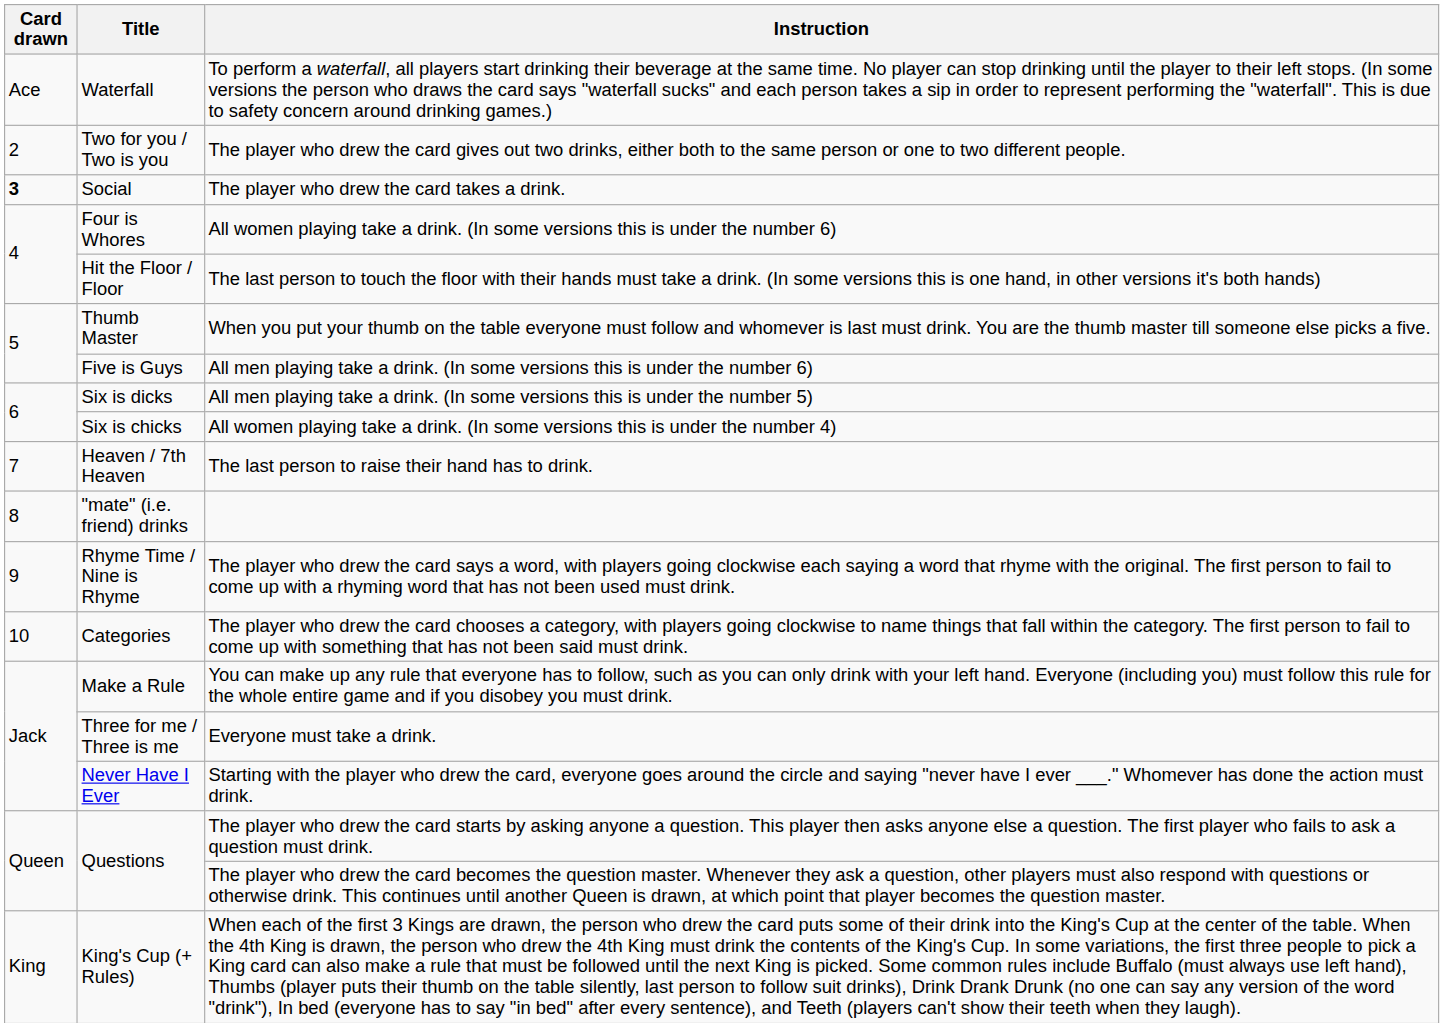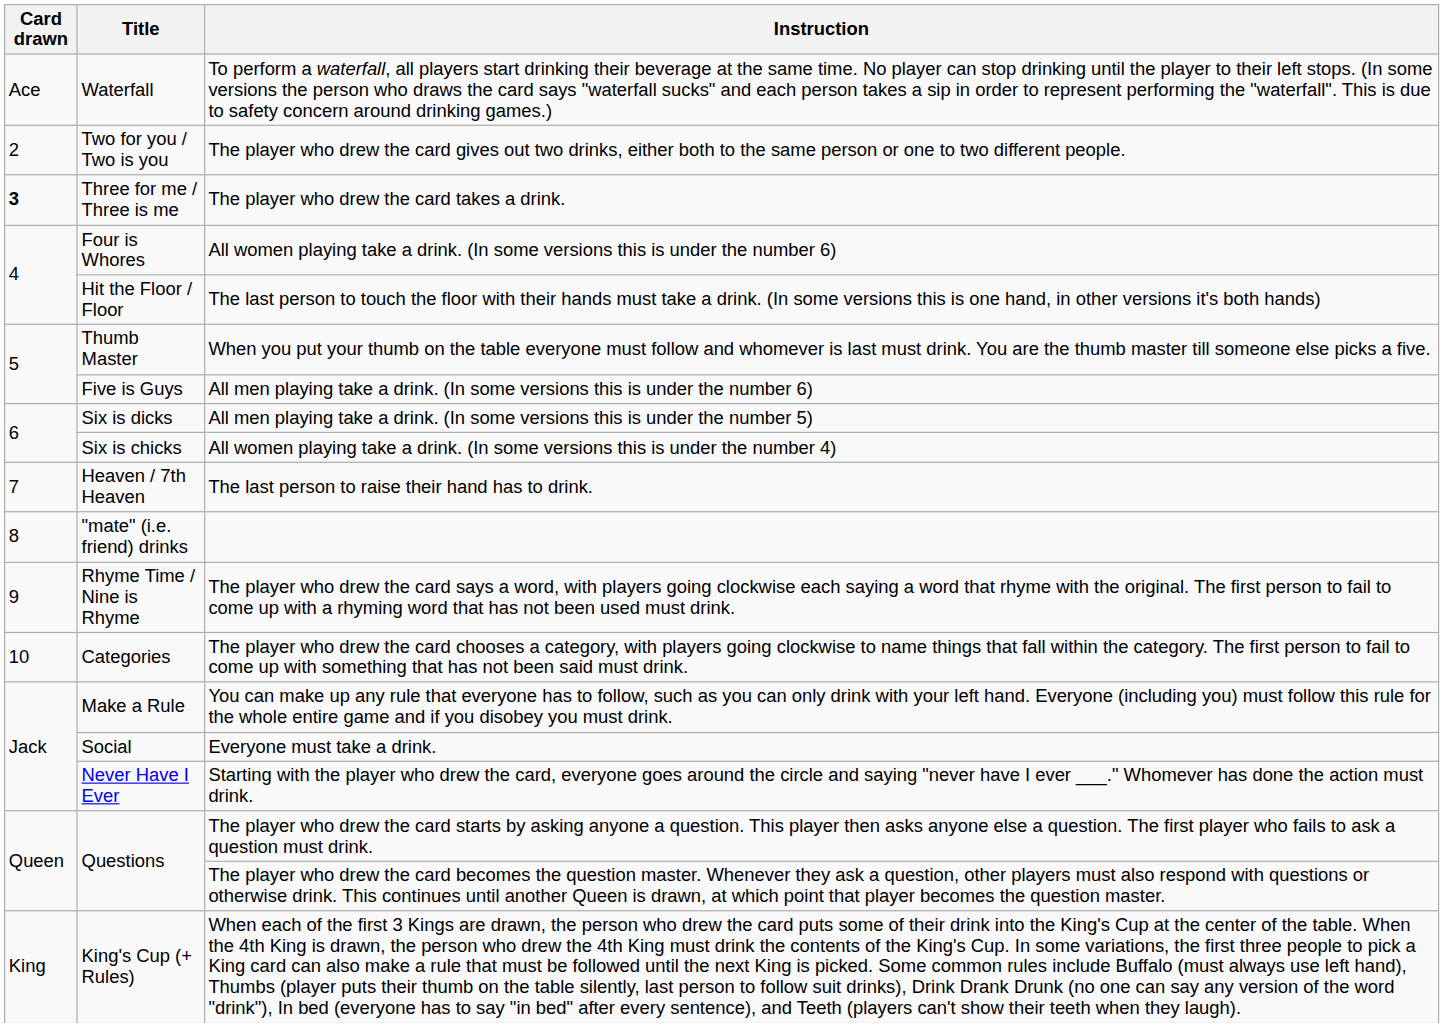(107, 189) Social -> (139, 199) Three for me / Three is me
(139, 736) Three for me / Three is me -> (107, 746) Social
